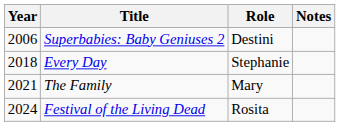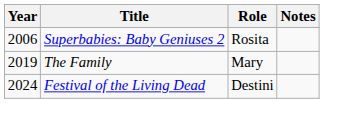(252, 39) Destini -> (250, 39) Rosita
- row: (75, 62)
(23, 86) 2021 -> (23, 62) 2019
(250, 109) Rosita -> (252, 86) Destini
